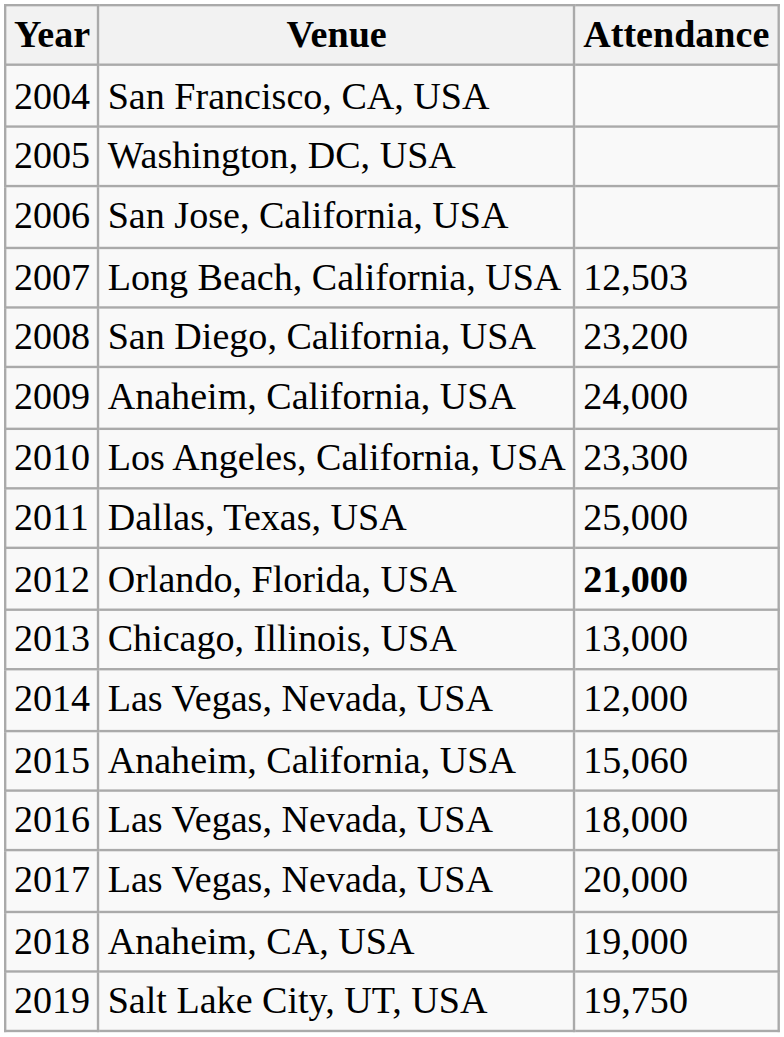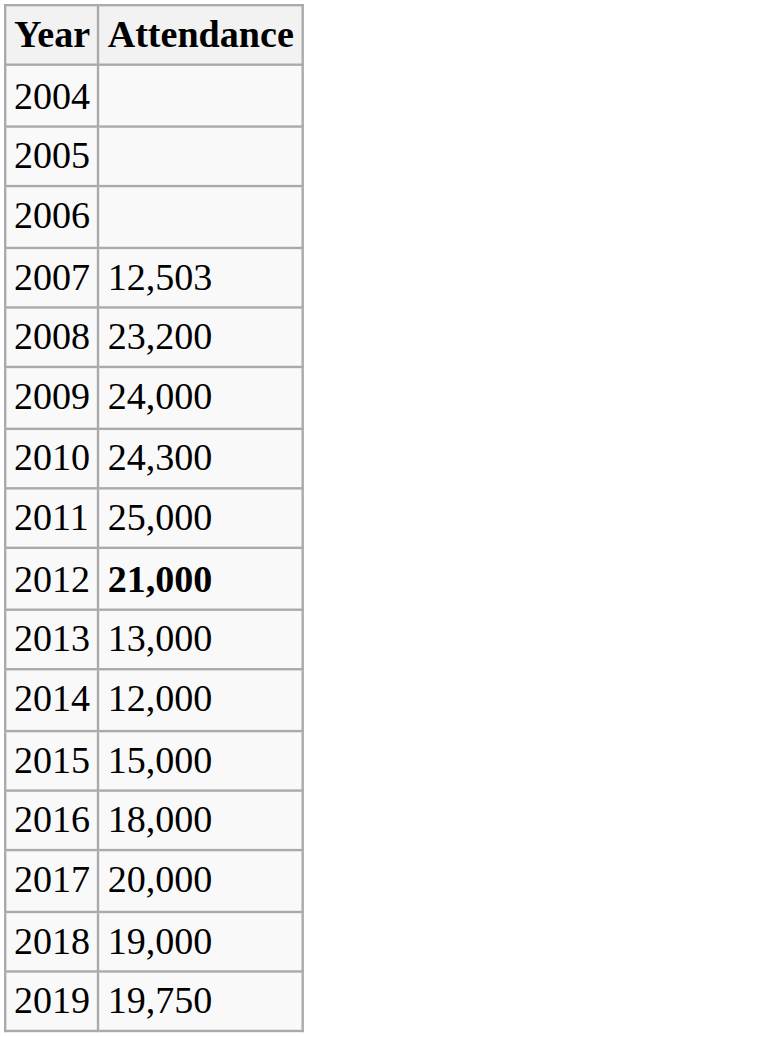- column: (337, 34)
(636, 457) 23,300 -> (160, 457) 24,300
(636, 759) 15,060 -> (160, 759) 15,000
